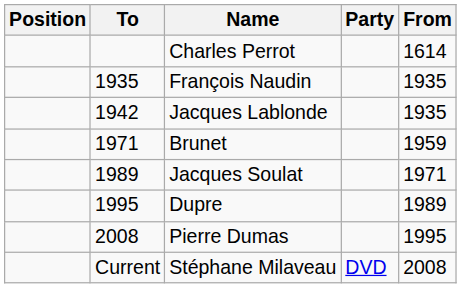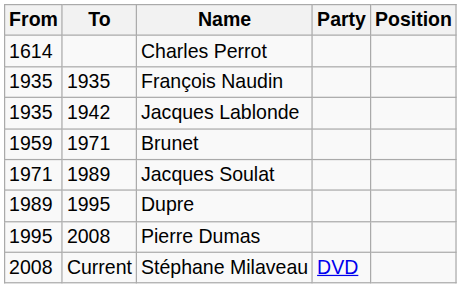columns swapped: (428, 19) <-> (48, 19)
